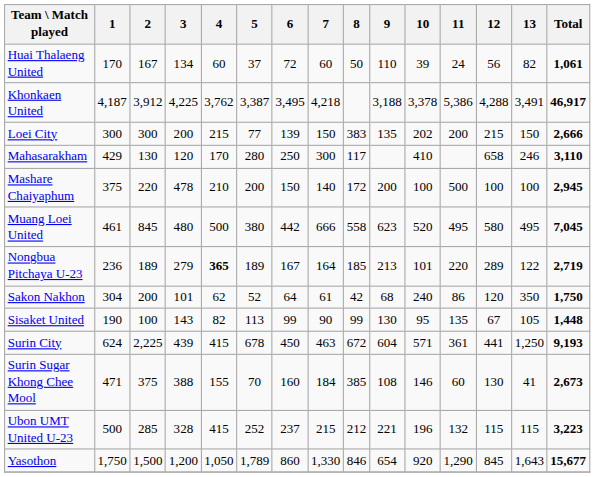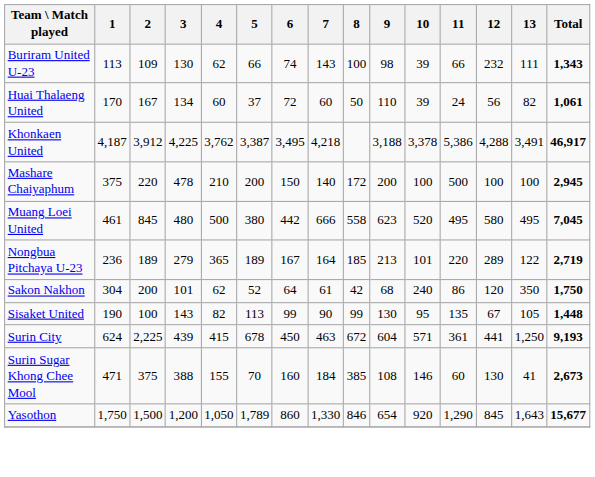+ row: (49, 63)
- row: (32, 133)
- row: (47, 156)
(219, 266) bold -> (219, 259) normal
- row: (40, 429)
